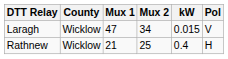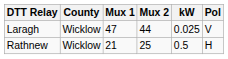(145, 29) 34 -> (145, 29) 44
(187, 29) 0.015 -> (187, 29) 0.025
(181, 45) 0.4 -> (181, 45) 0.5
